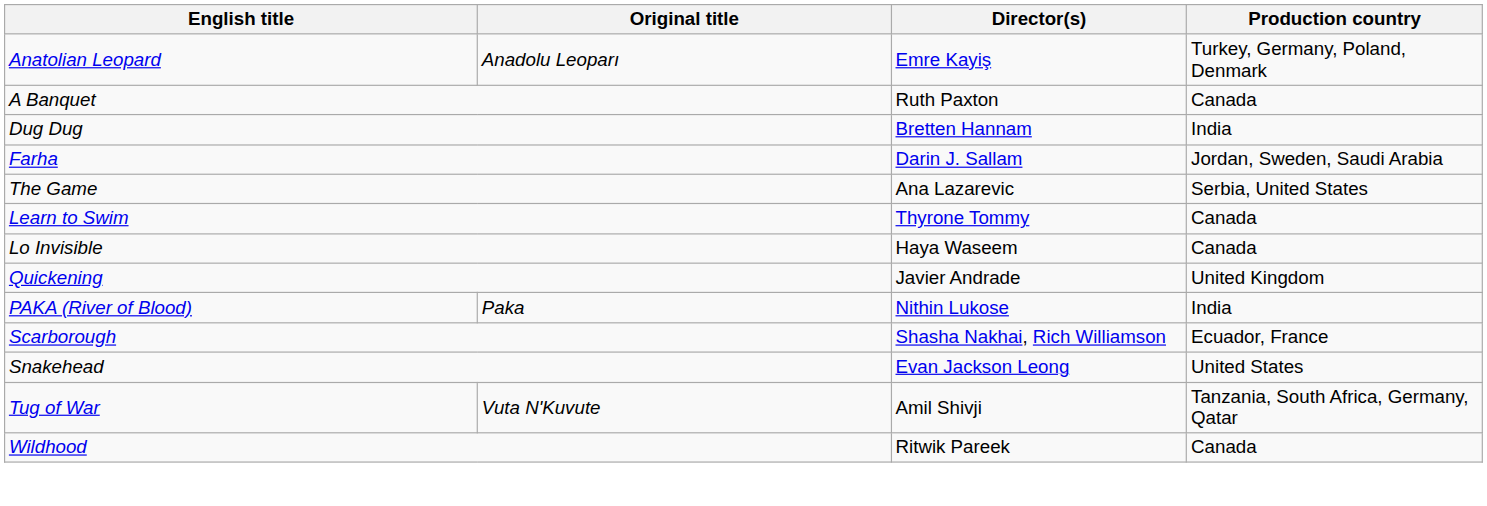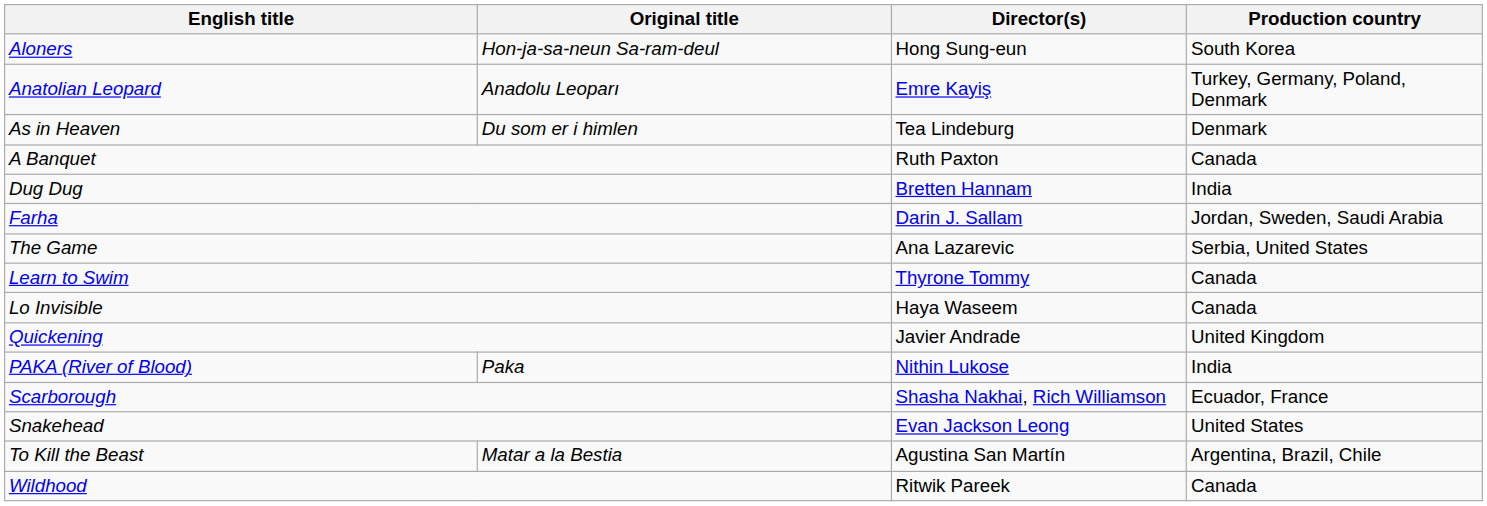+ row: (41, 49)
+ row: (65, 129)
+ row: (76, 456)
- row: (54, 407)
